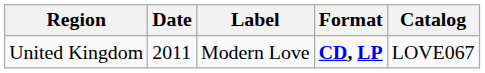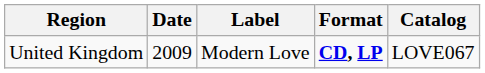(172, 51) 2011 -> (172, 51) 2009
